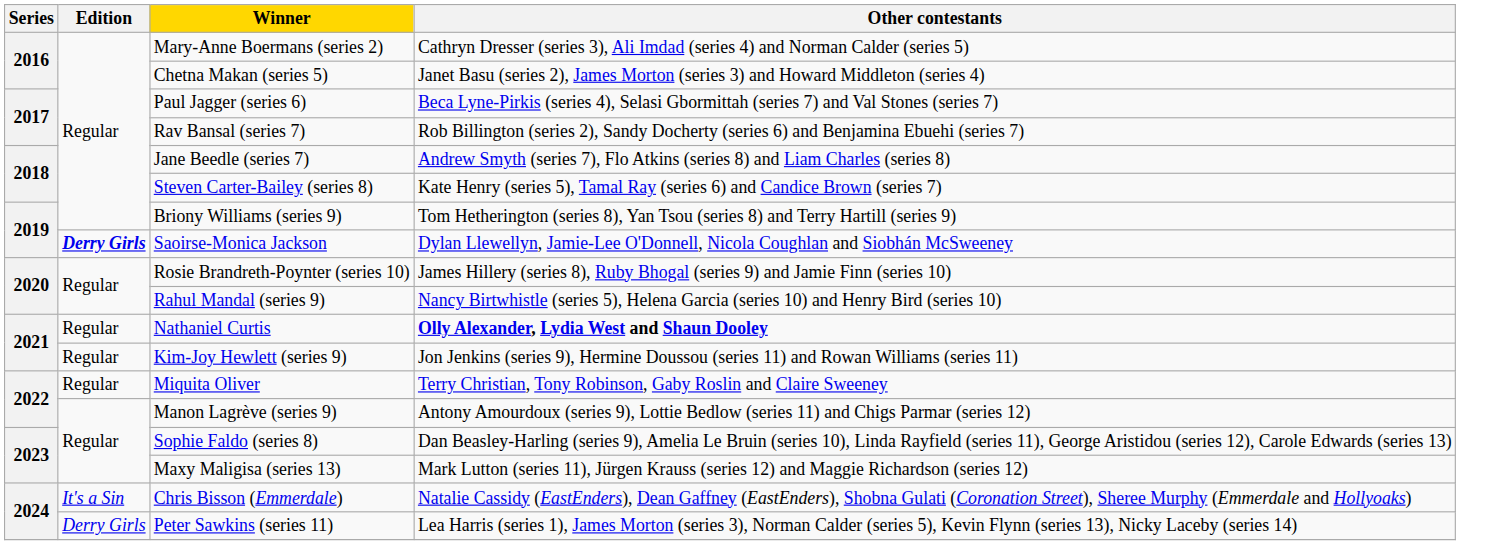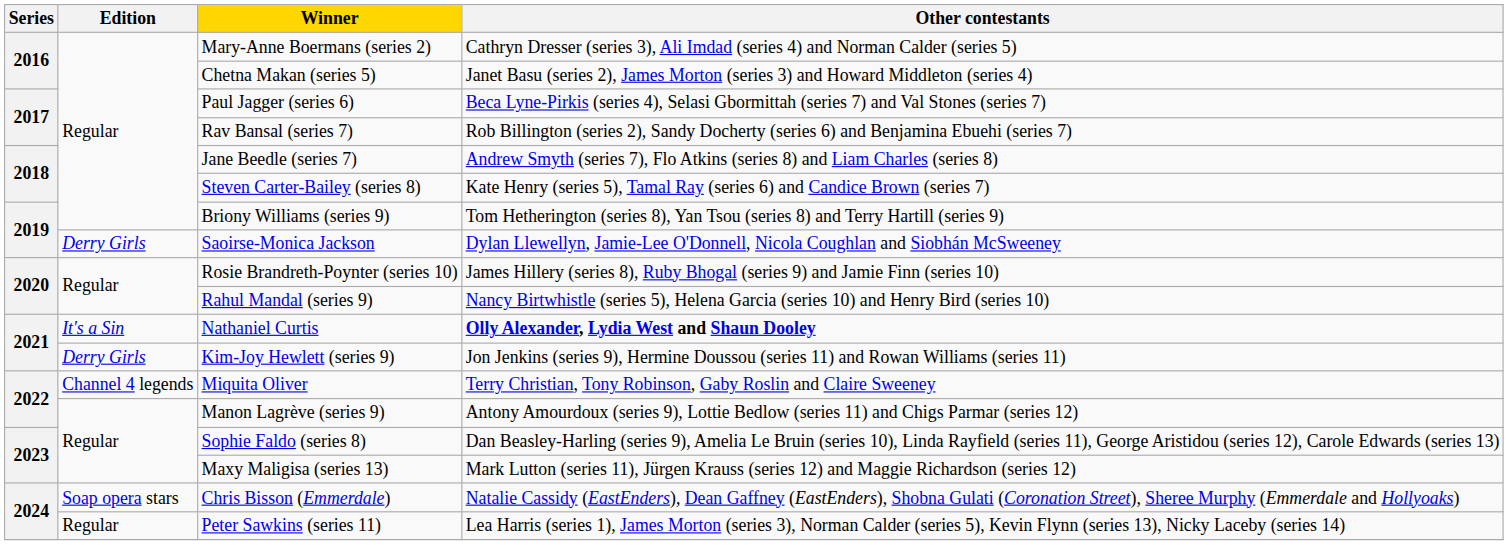(104, 243) bold -> (104, 243) normal
(90, 328) Regular -> (93, 328) It's a Sin
(90, 356) Regular -> (104, 356) Derry Girls
(90, 384) Regular -> (128, 384) Channel 4 legends
(93, 497) It's a Sin -> (120, 497) Soap opera stars
(104, 525) Derry Girls -> (90, 525) Regular
